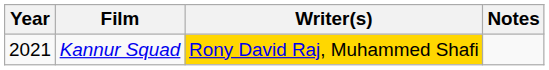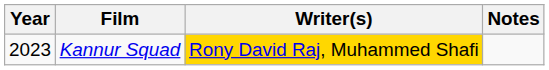(30, 49) 2021 -> (30, 49) 2023
